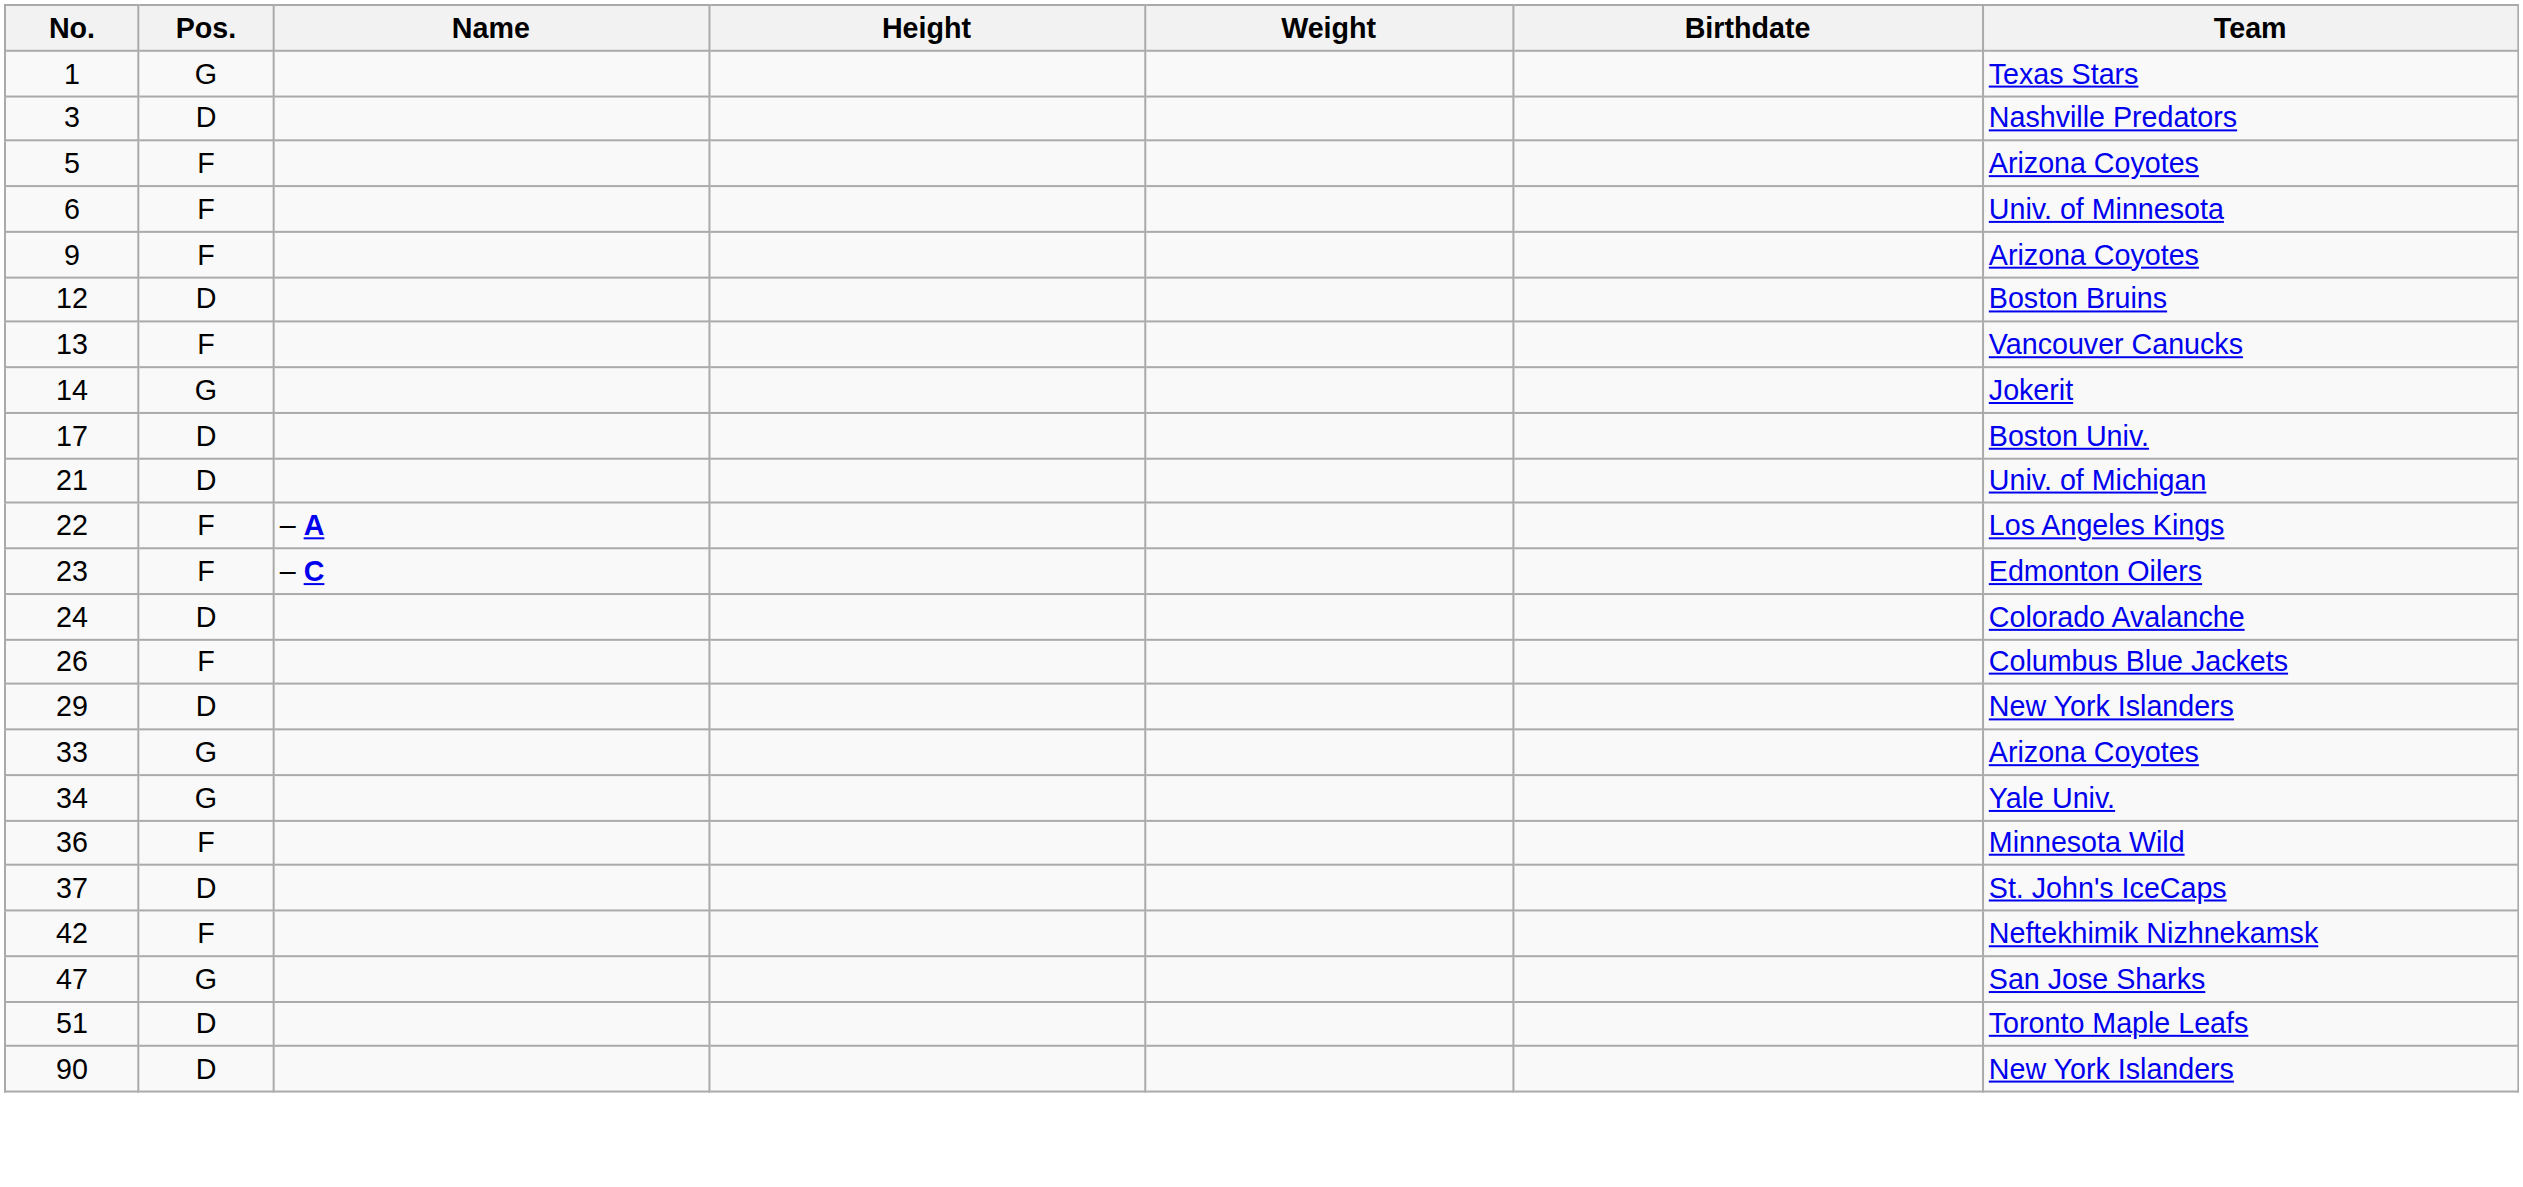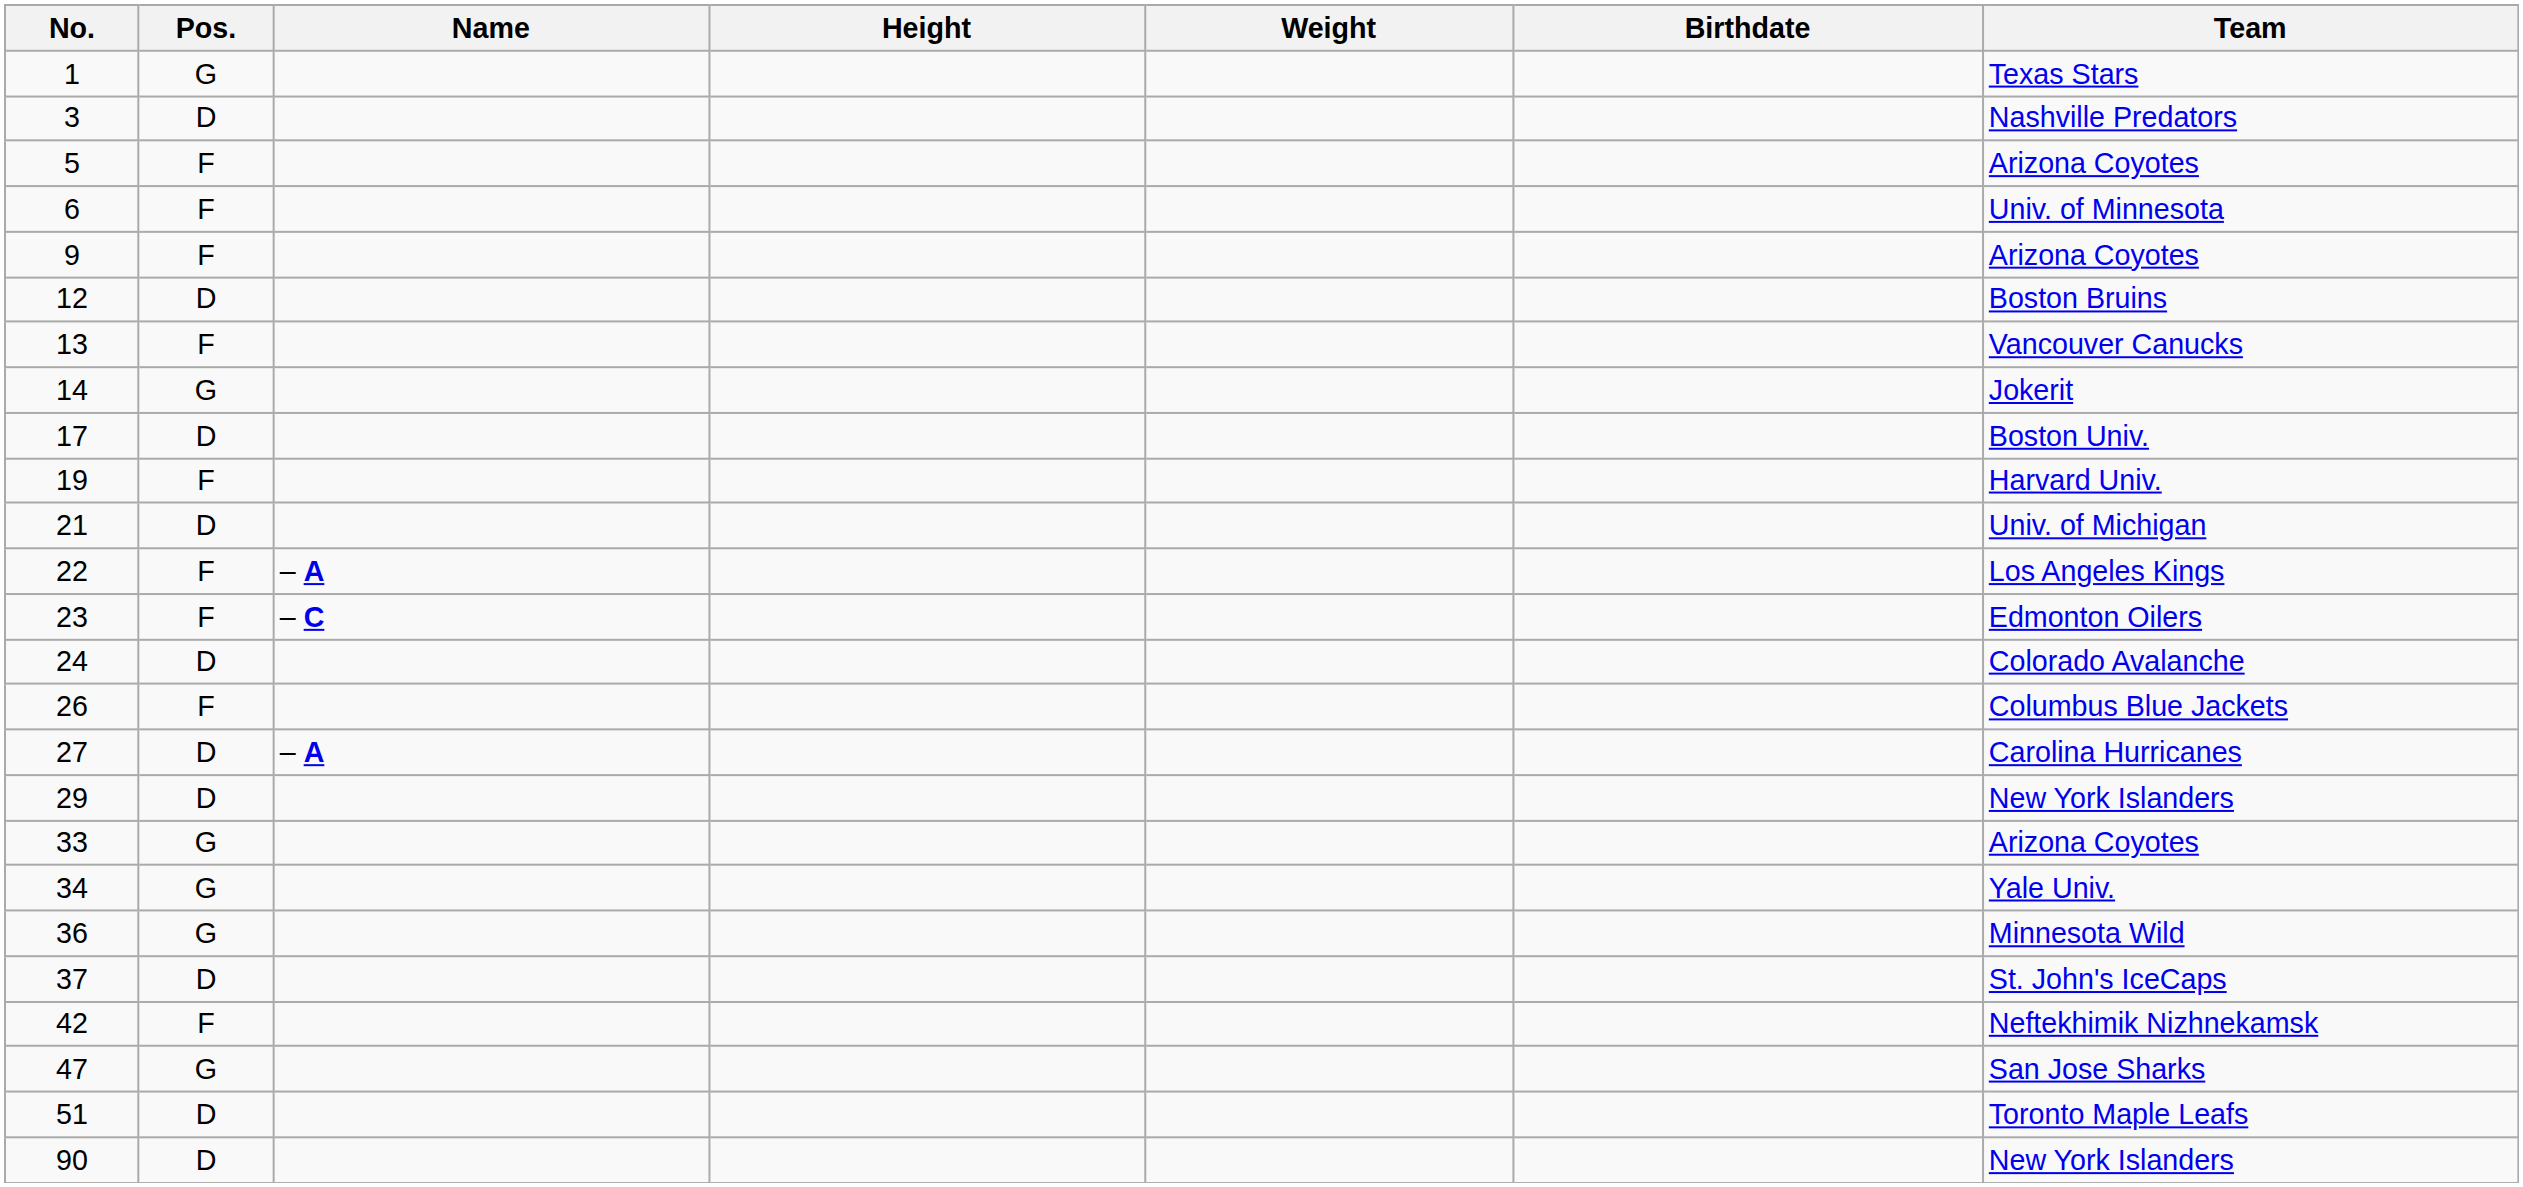+ row: (72, 481)
+ row: (72, 752)
(206, 843) F -> (206, 933) G
